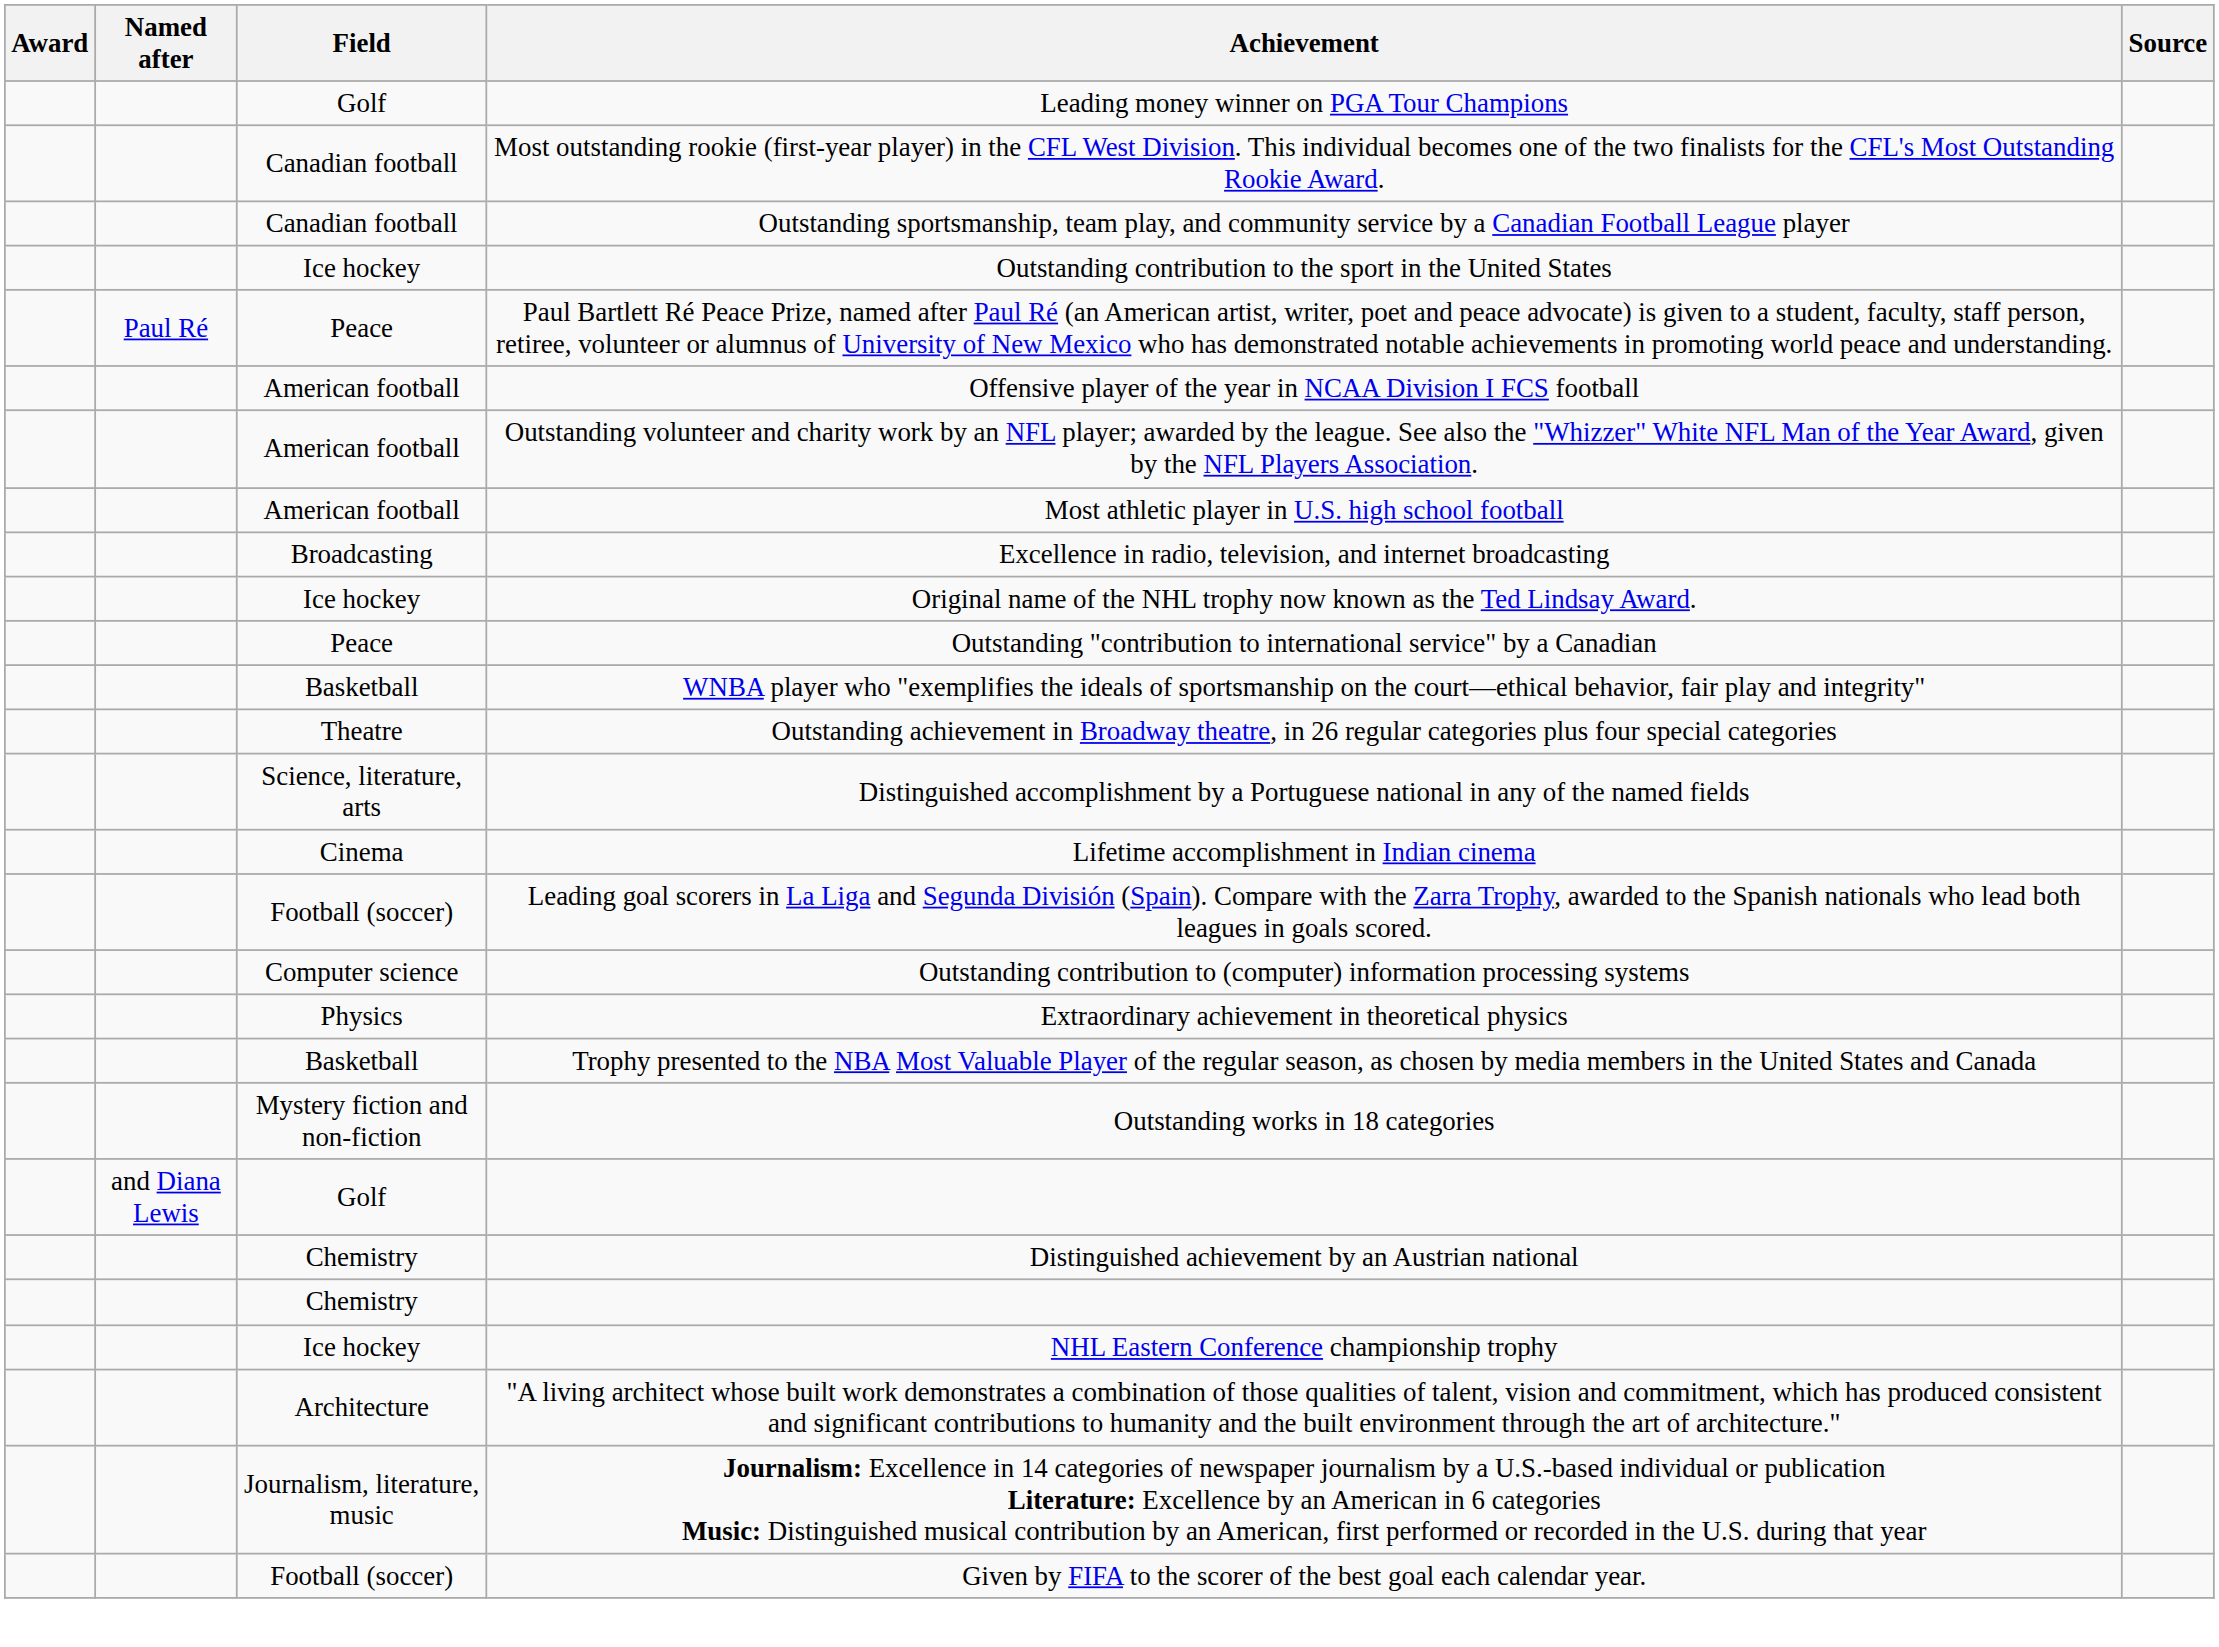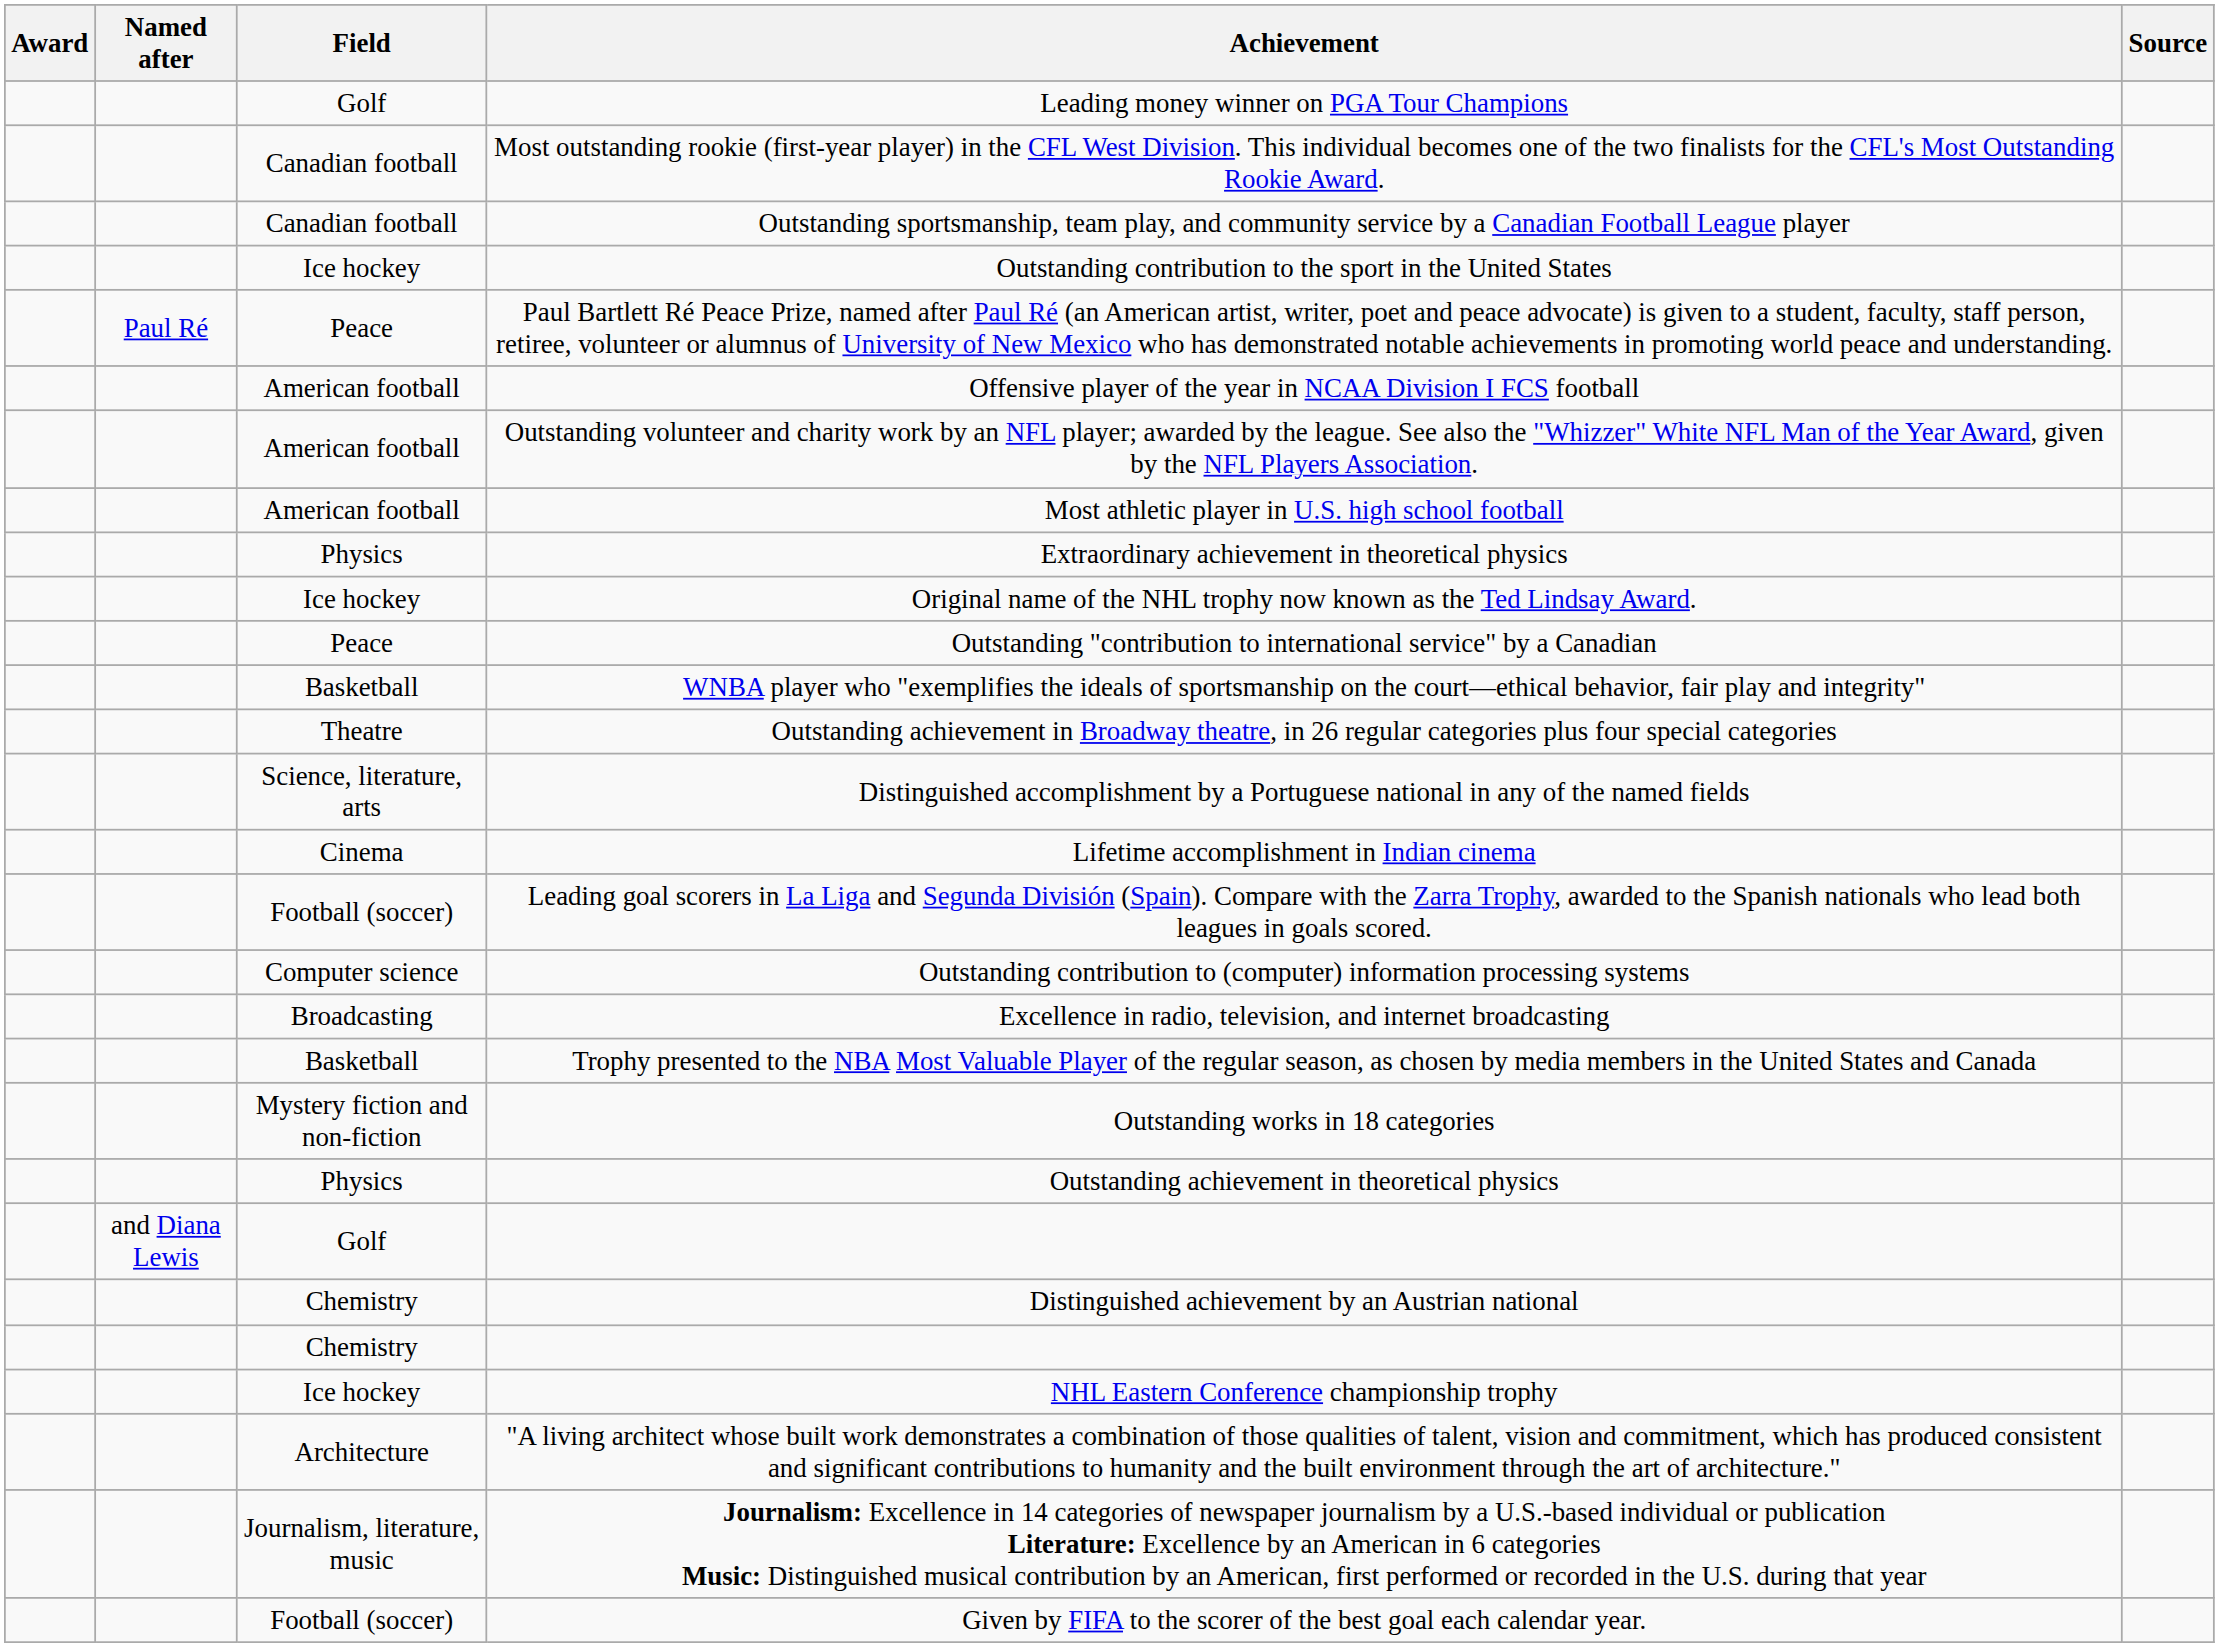rows swapped: (362, 553) <-> (362, 1016)
+ row: (362, 1181)
